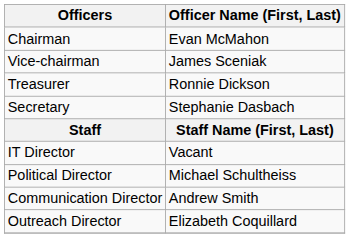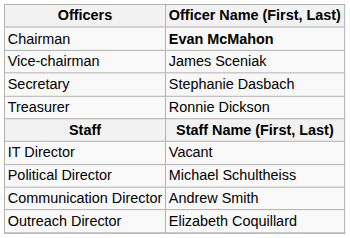(219, 38) normal -> (221, 38) bold
rows swapped: (39, 107) <-> (39, 84)
